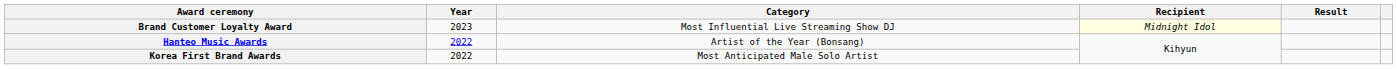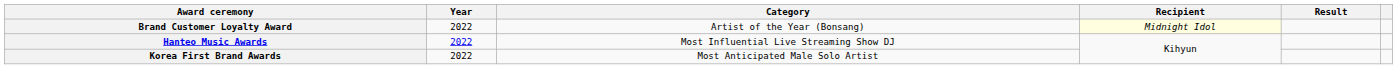(461, 27) 2023 -> (461, 27) 2022
(788, 27) Most Influential Live Streaming Show DJ -> (788, 27) Artist of the Year (Bonsang)
(788, 41) Artist of the Year (Bonsang) -> (788, 41) Most Influential Live Streaming Show DJ
